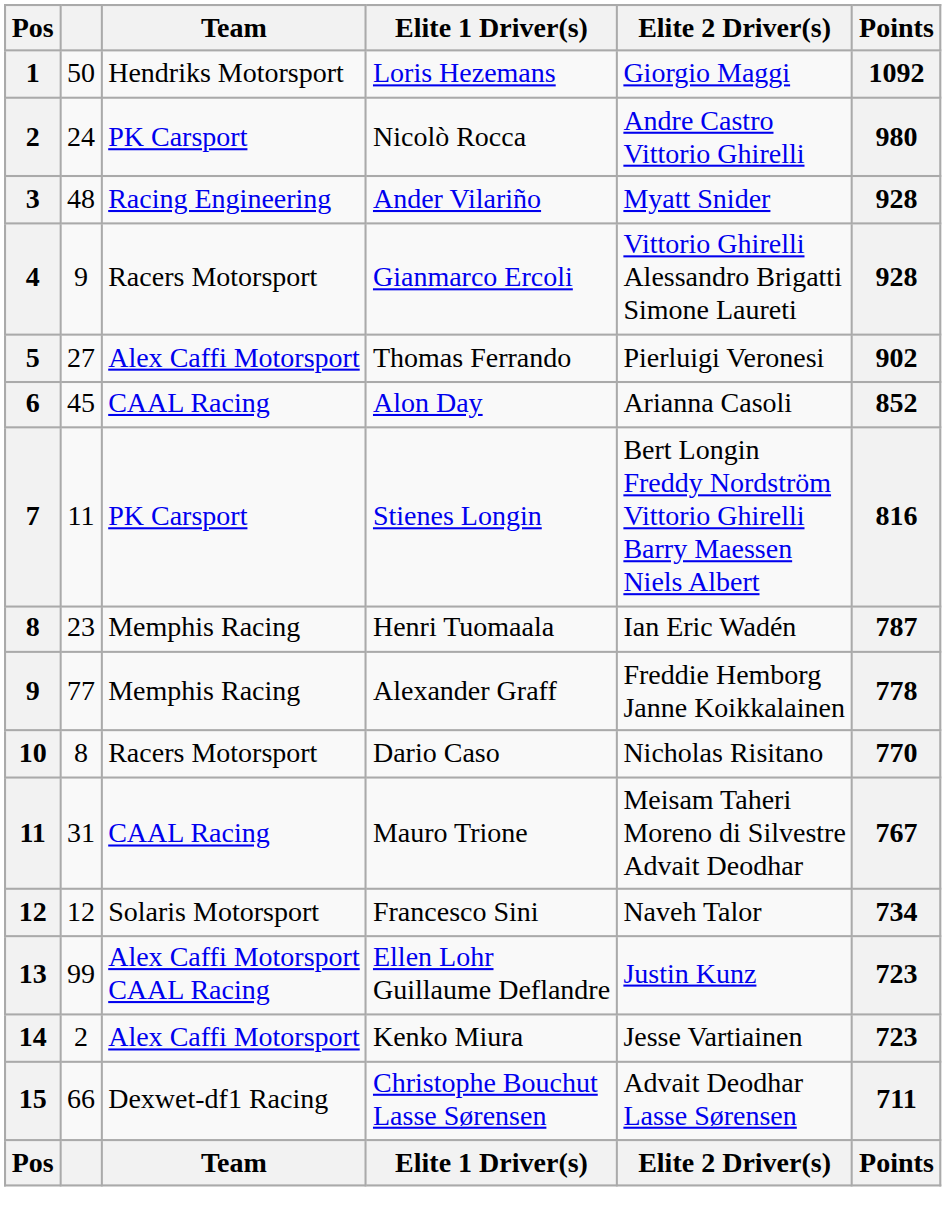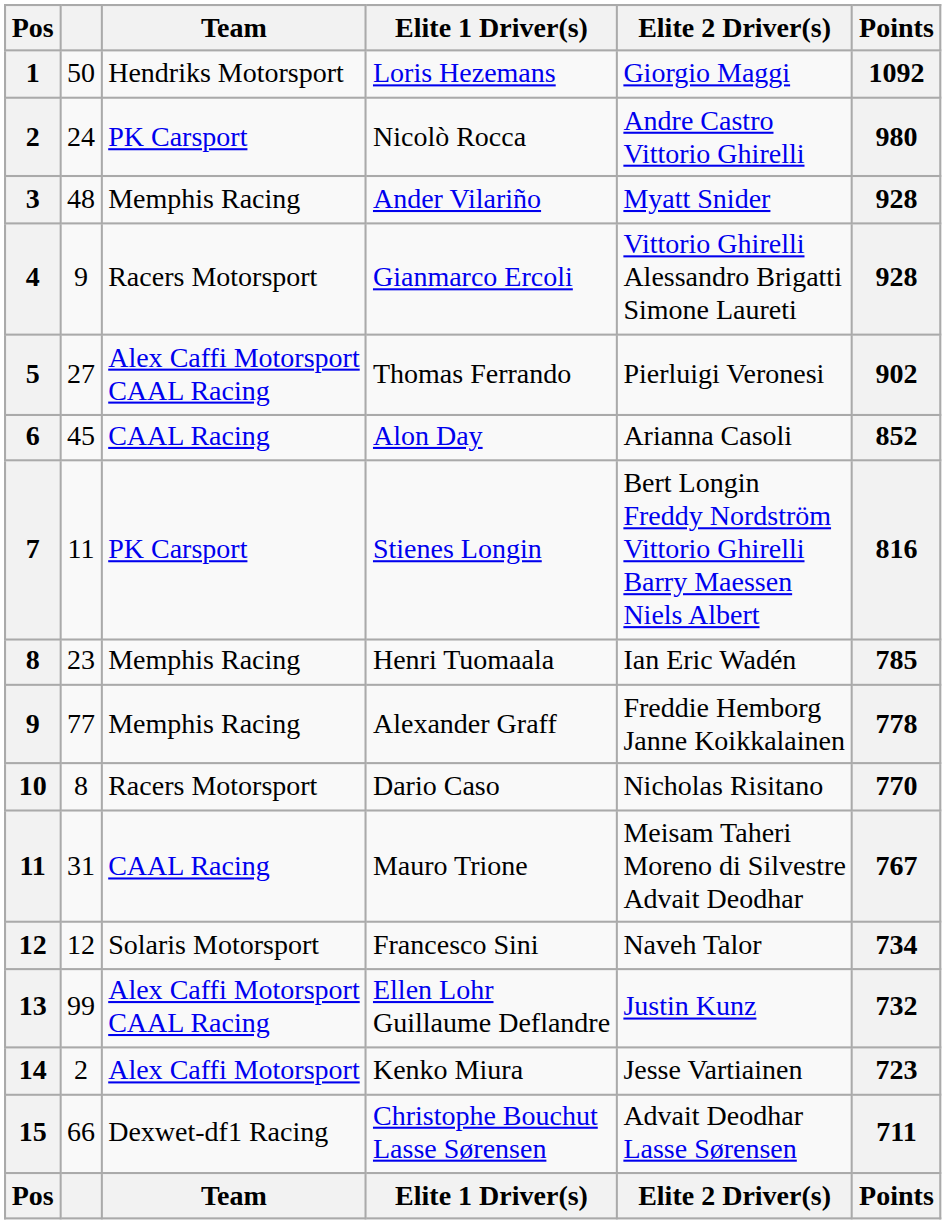(220, 198) Racing Engineering -> (204, 198) Memphis Racing
(234, 357) Alex Caffi Motorsport -> (234, 373) Alex Caffi Motorsport CAAL Racing
(896, 627) 787 -> (896, 660) 785
(896, 974) 723 -> (896, 1007) 732
